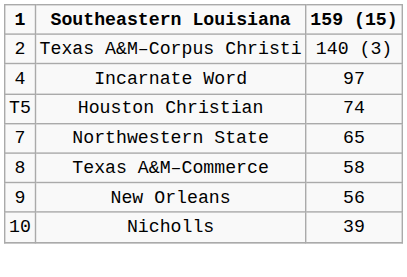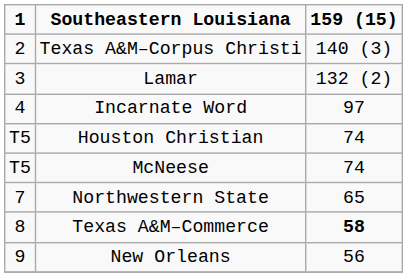+ row: (171, 79)
+ row: (171, 168)
(354, 168) normal -> (354, 227) bold
- row: (171, 227)
